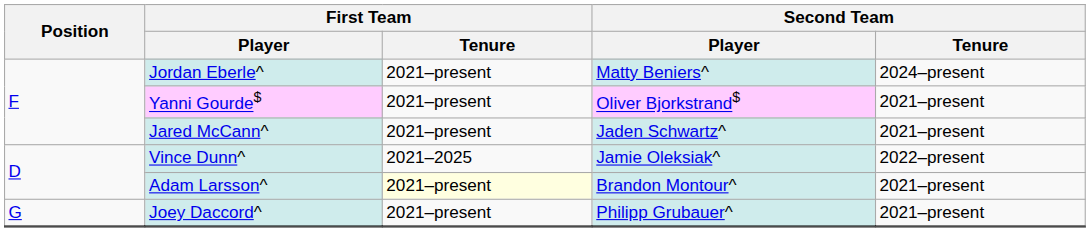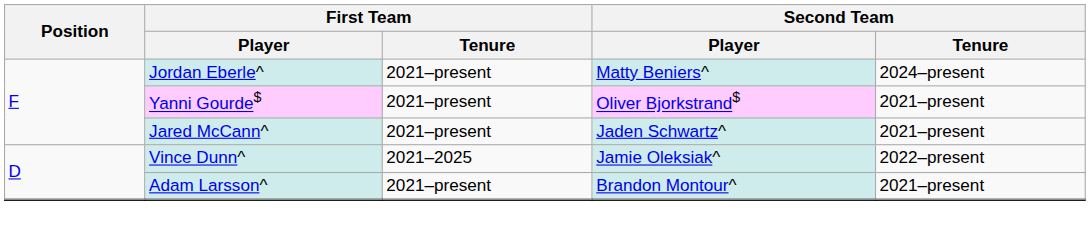(439, 185) lightyellow background -> (439, 185) no background
- row: (205, 212)
